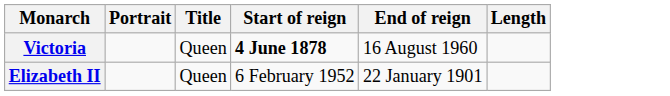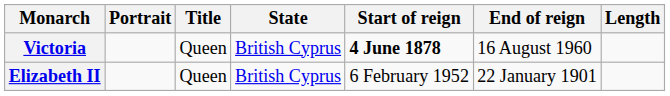+ column: (288, 18)
